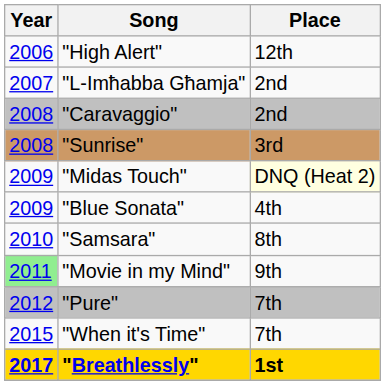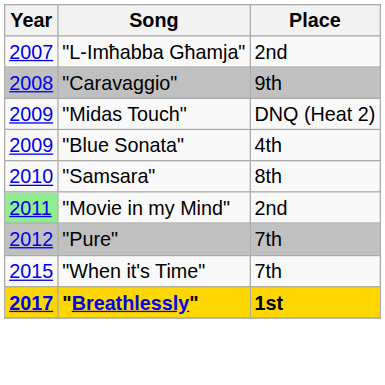- row: (112, 52)
(271, 114) 2nd -> (268, 83) 9th
- row: (103, 146)
(315, 177) lightyellow background -> (315, 114) no background
(268, 271) 9th -> (271, 208) 2nd
